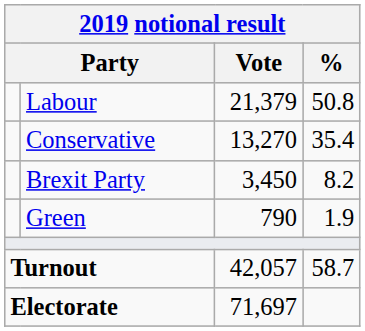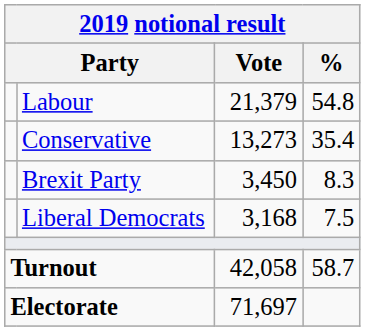(333, 101) 50.8 -> (333, 101) 54.8
(263, 140) 13,270 -> (263, 140) 13,273
(339, 179) 8.2 -> (339, 179) 8.3
+ row: (113, 218)
- row: (56, 218)
(263, 268) 42,057 -> (263, 268) 42,058
